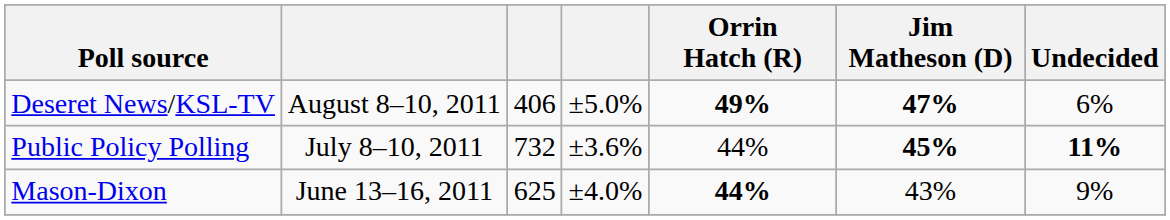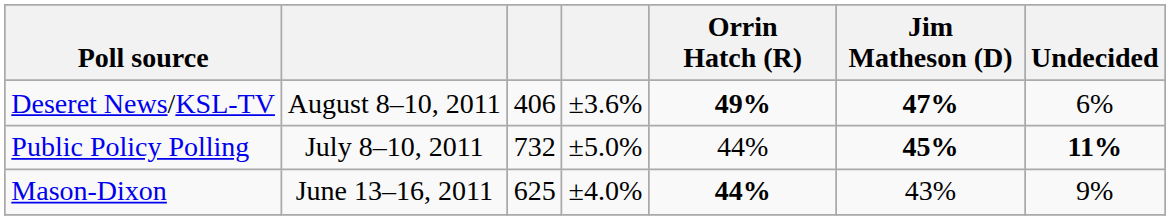(605, 102) ±5.0% -> (605, 102) ±3.6%
(605, 147) ±3.6% -> (605, 147) ±5.0%
